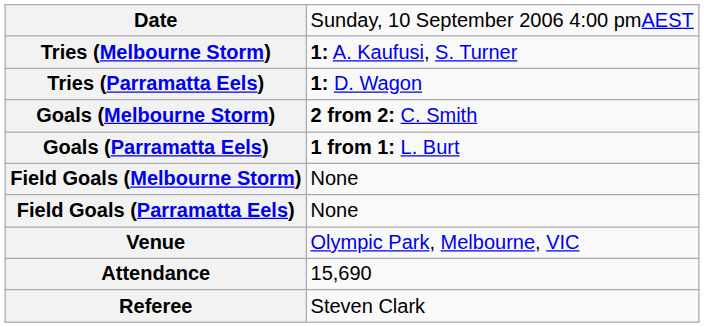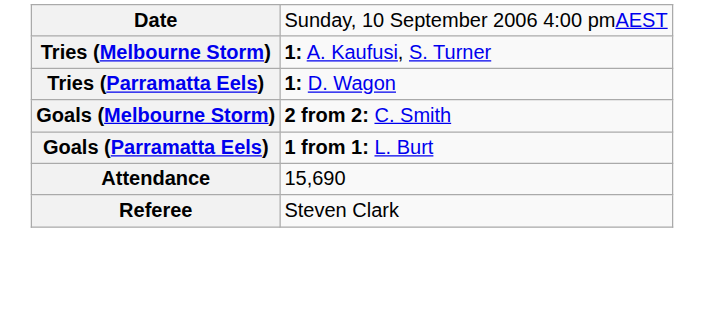- row: (156, 178)
- row: (156, 210)
- row: (156, 242)
